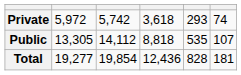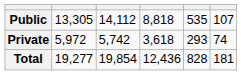rows swapped: (28, 39) <-> (28, 20)
